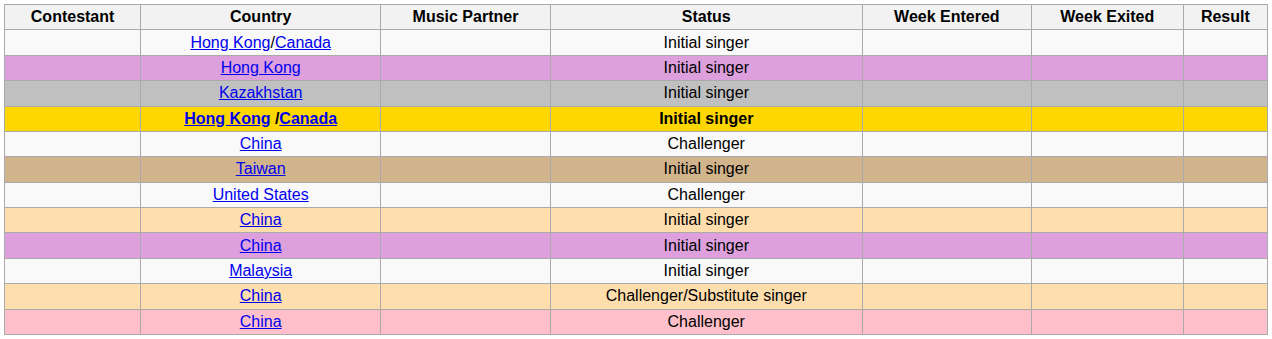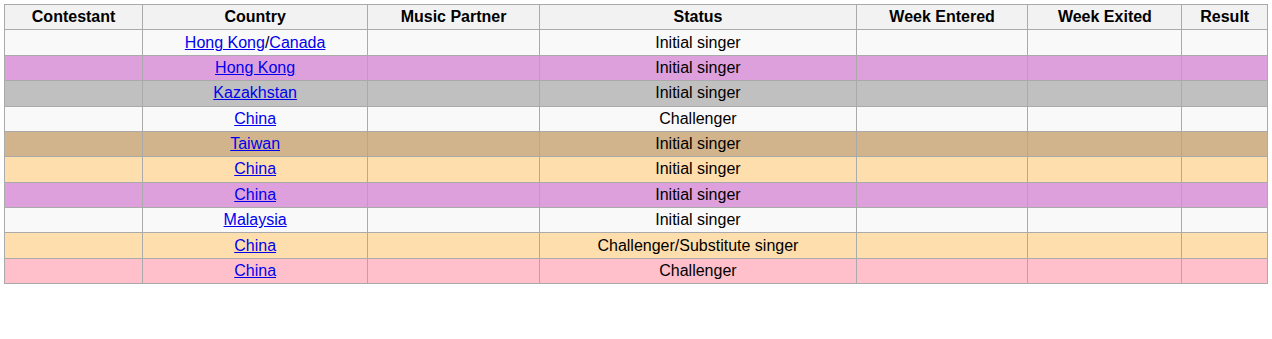- row: (261, 118)
- row: (261, 194)
